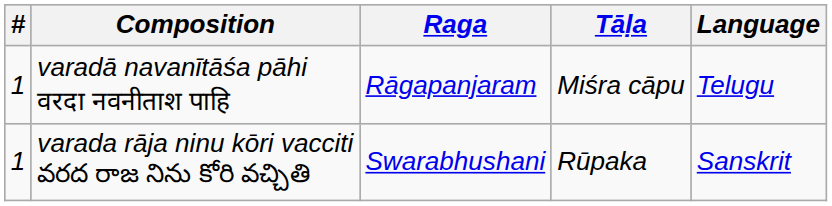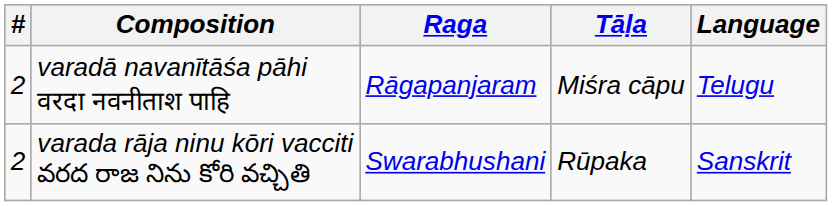(18, 84) 1 -> (18, 84) 2
(18, 161) 1 -> (18, 161) 2
